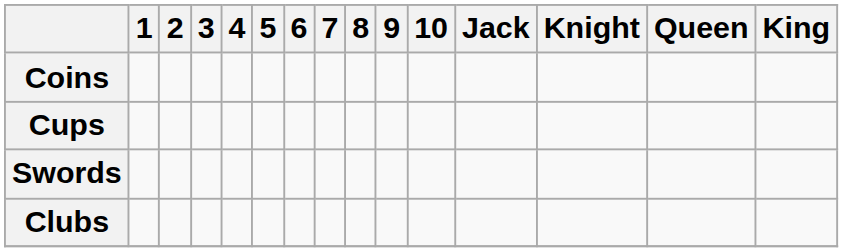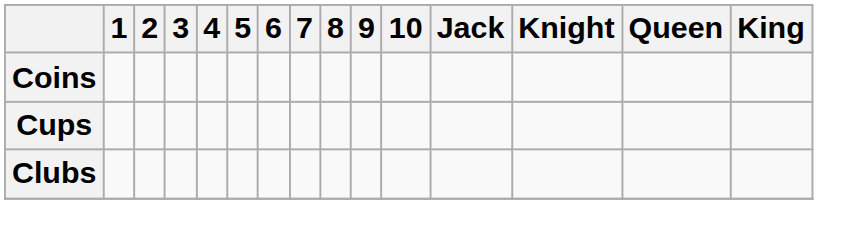- row: (67, 173)
